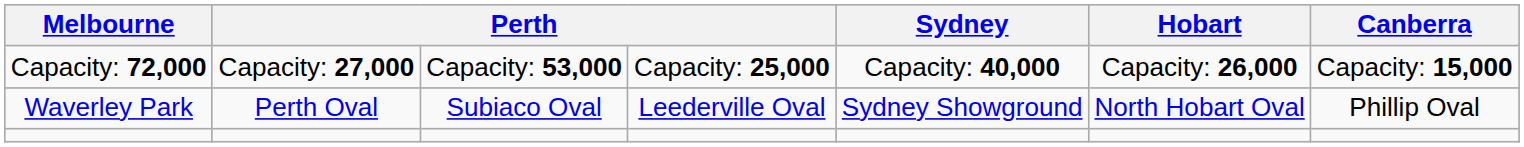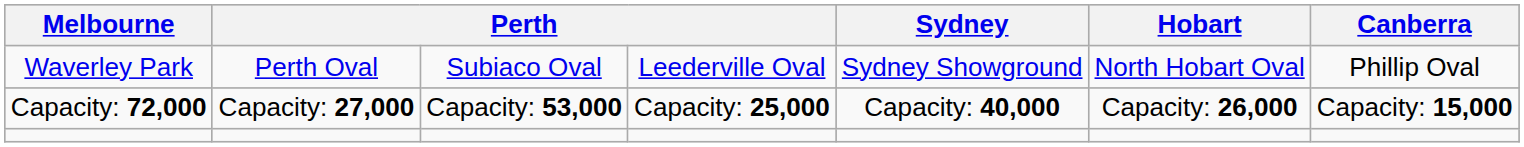rows swapped: (109, 107) <-> (109, 66)
